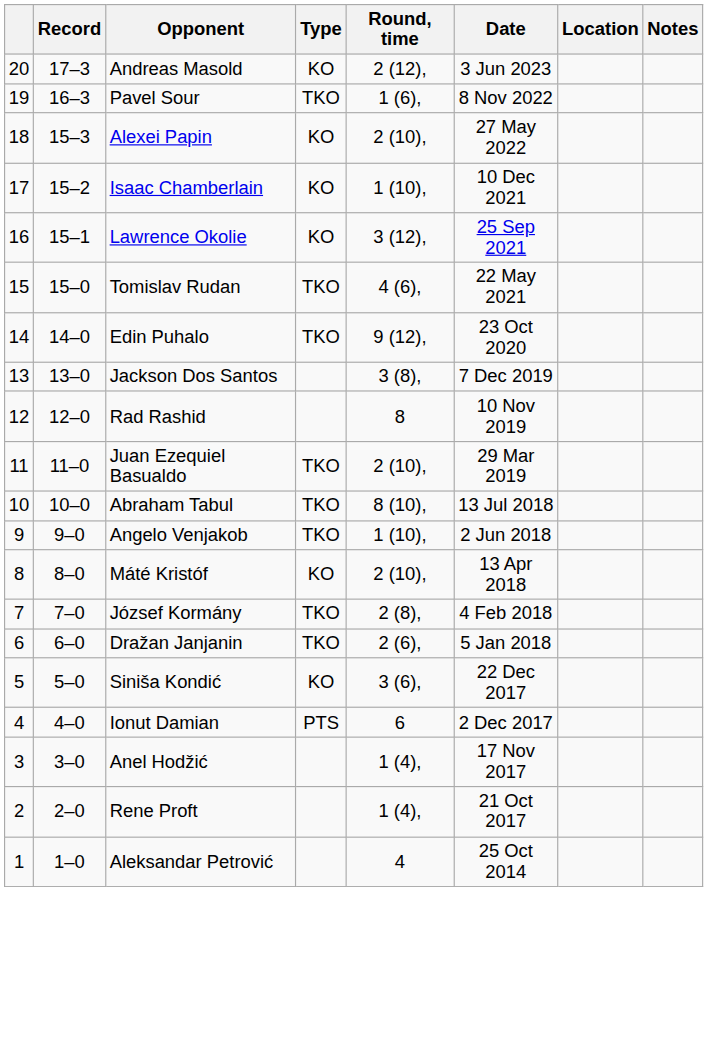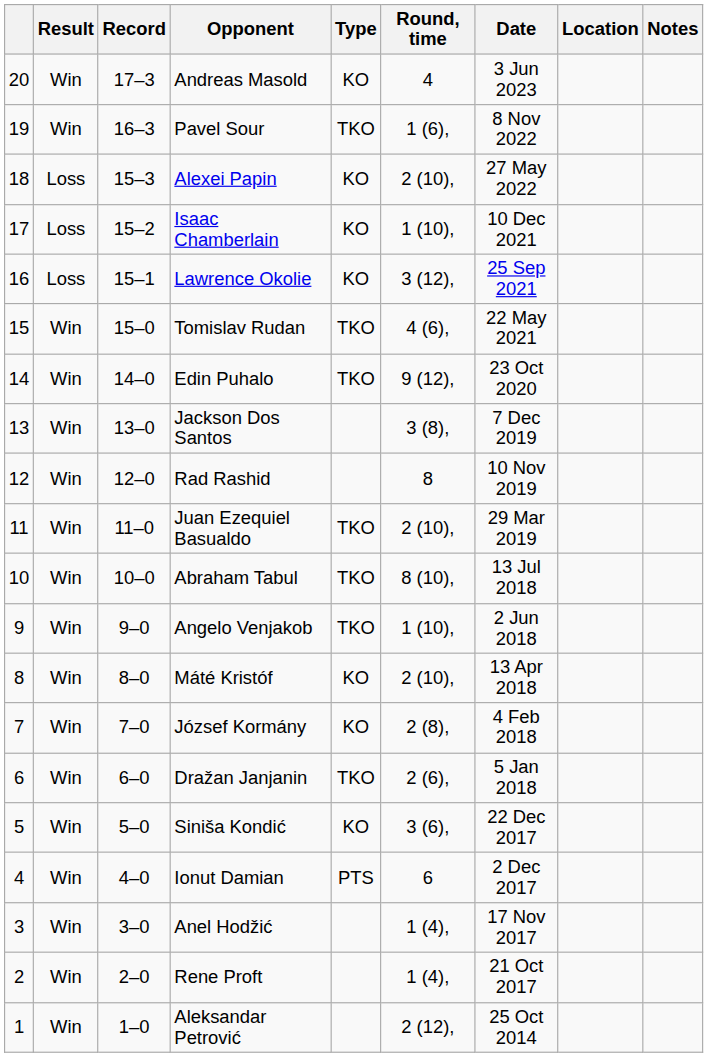+ column: (66, 29)
(400, 68) 2 (12), -> (428, 79) 4
(321, 613) TKO -> (356, 727) KO
(400, 861) 4 -> (428, 1027) 2 (12),
